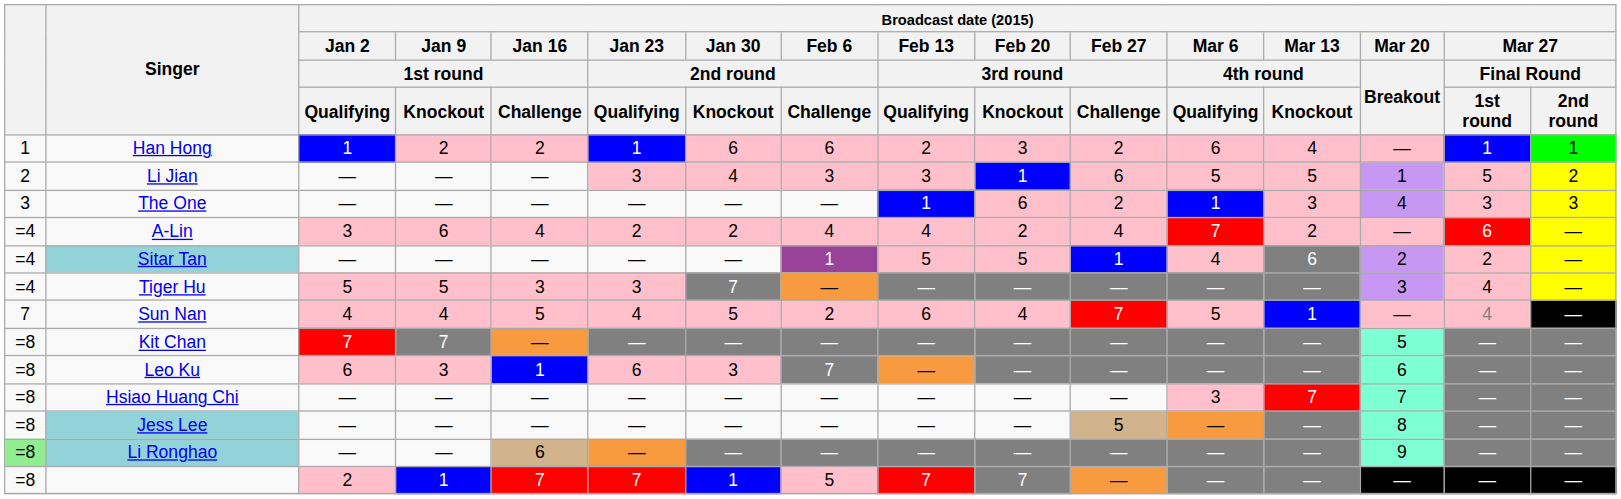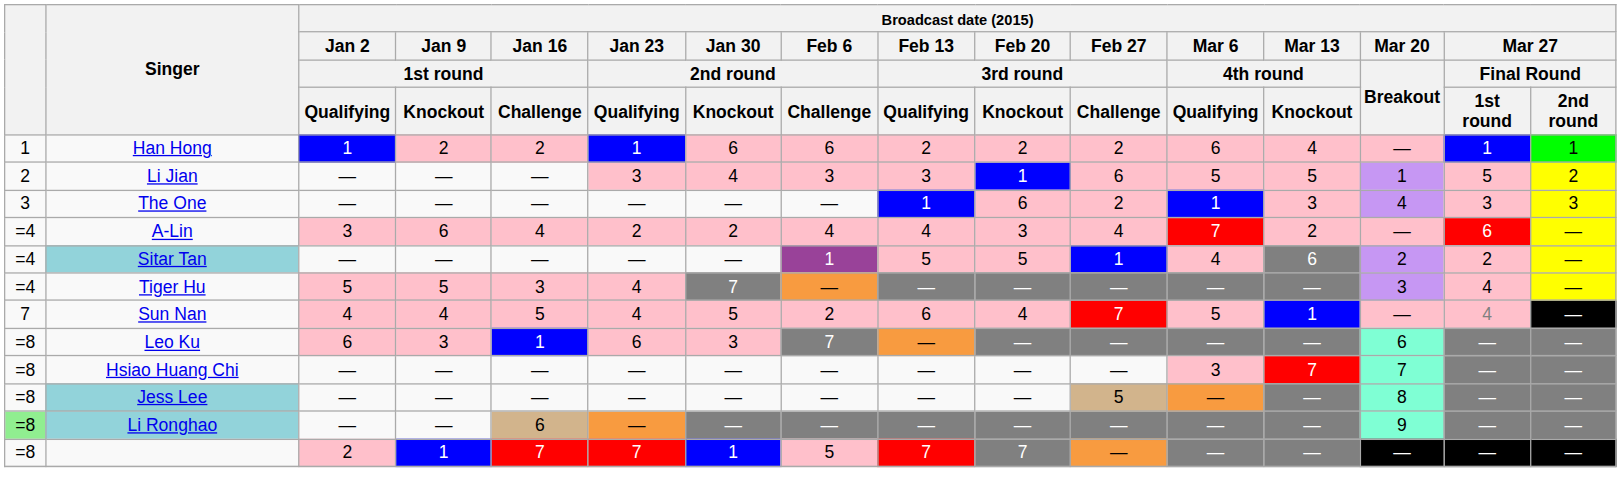(1023, 148) 3 -> (1023, 148) 2
(1023, 231) 2 -> (1023, 231) 3
(637, 286) 3 -> (637, 286) 4
- row: (172, 342)
